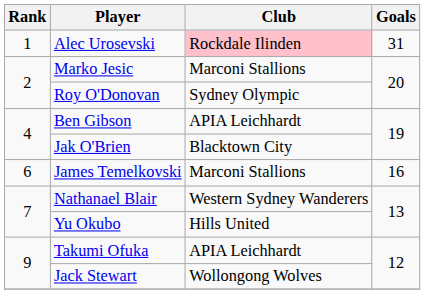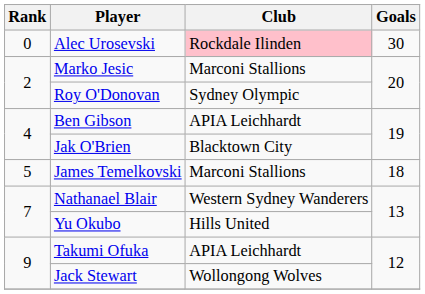(27, 43) 1 -> (27, 43) 0
(396, 43) 31 -> (396, 43) 30
(27, 172) 6 -> (27, 172) 5
(396, 172) 16 -> (396, 172) 18
